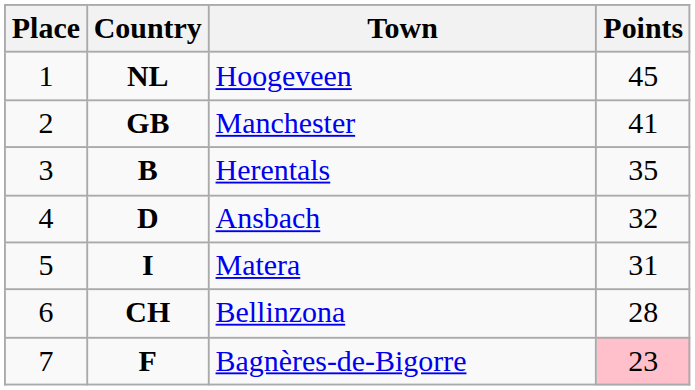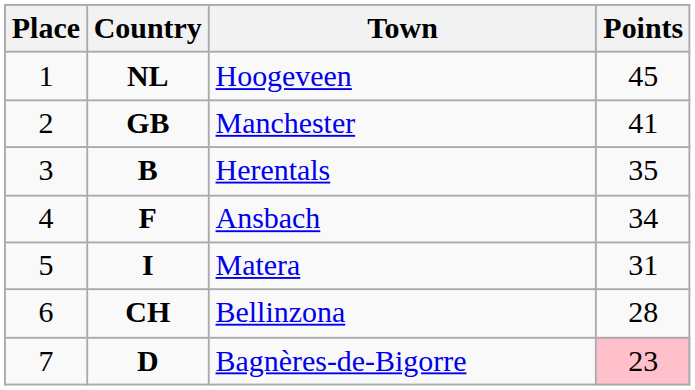(148, 218) D -> (148, 218) F
(643, 218) 32 -> (643, 218) 34
(148, 360) F -> (148, 360) D
